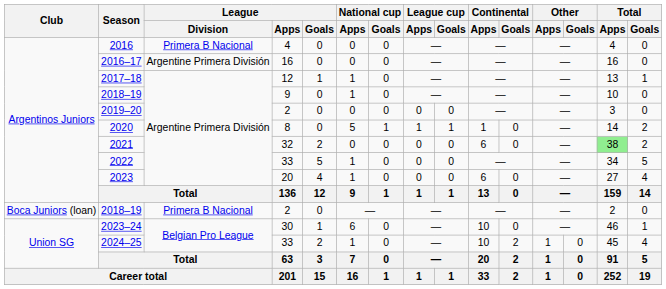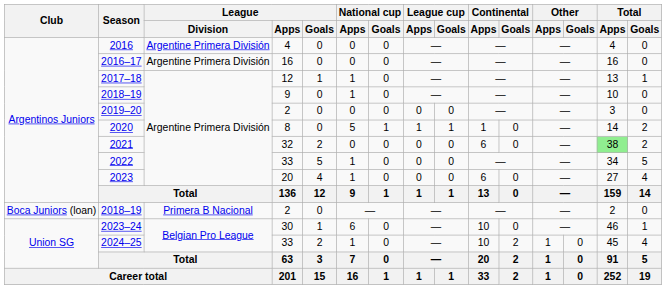(208, 45) Primera B Nacional -> (208, 45) Argentine Primera División
